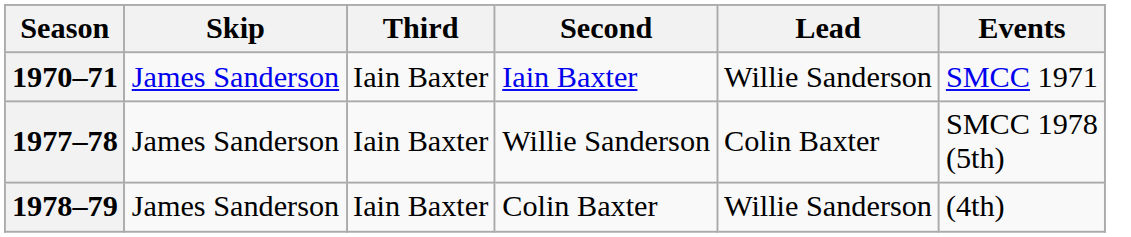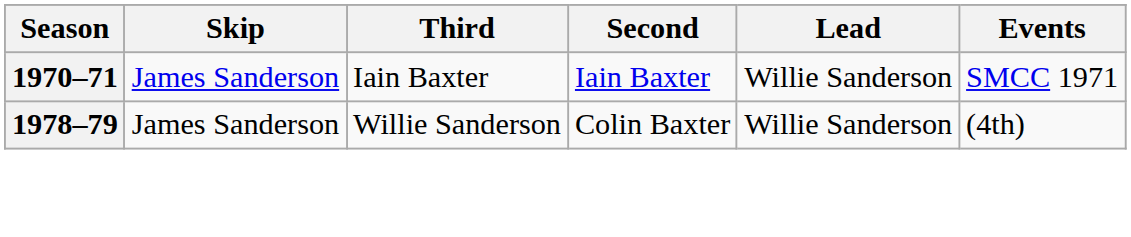- row: (65, 141)
(421, 206) Iain Baxter -> (457, 124) Willie Sanderson
